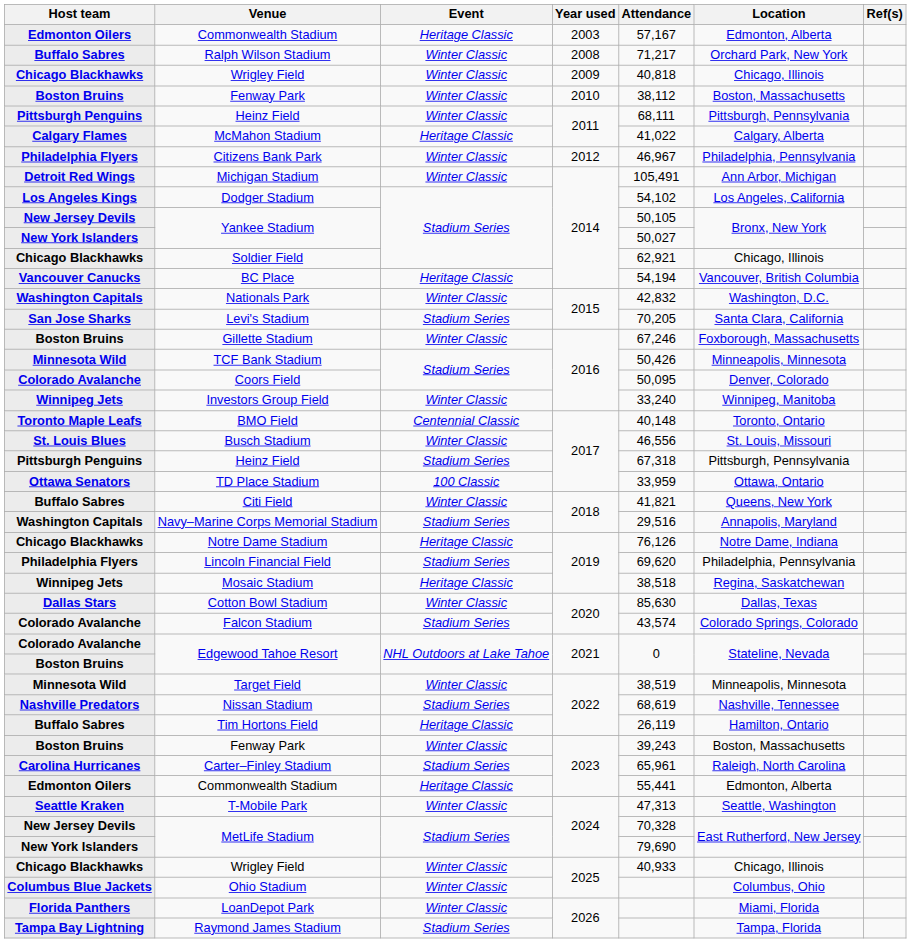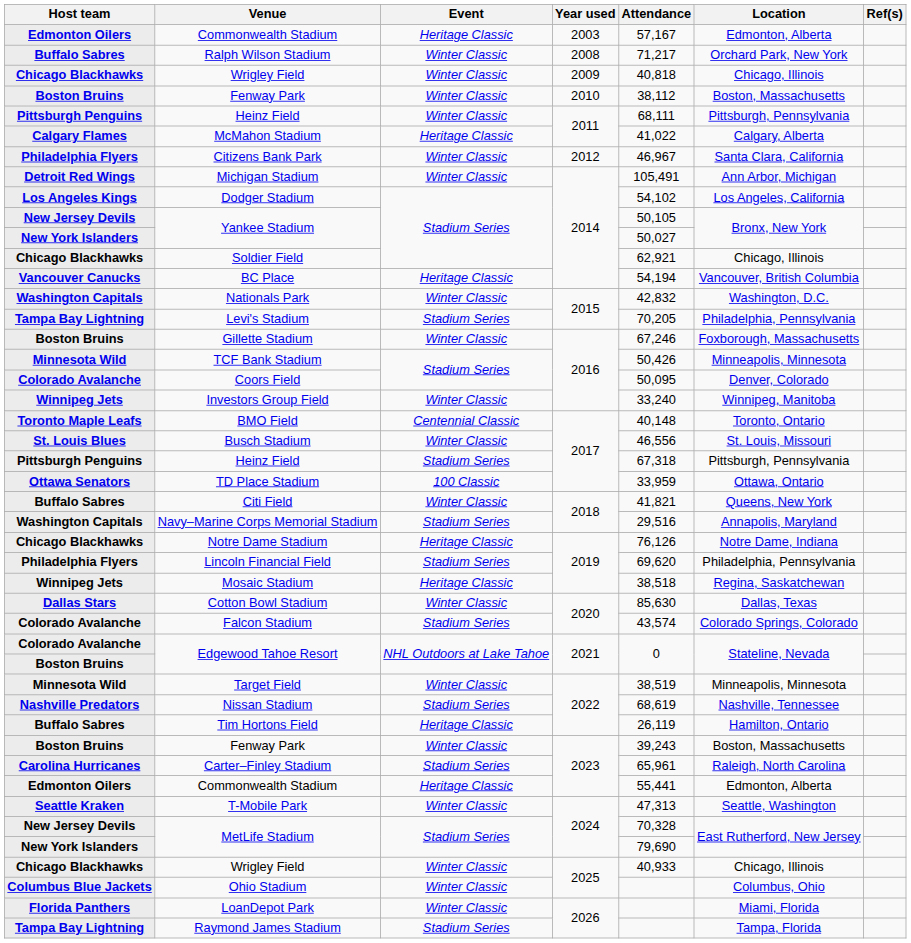(779, 156) Philadelphia, Pennsylvania -> (779, 156) Santa Clara, California
(80, 319) San Jose Sharks -> (80, 319) Tampa Bay Lightning
(779, 319) Santa Clara, California -> (779, 319) Philadelphia, Pennsylvania
